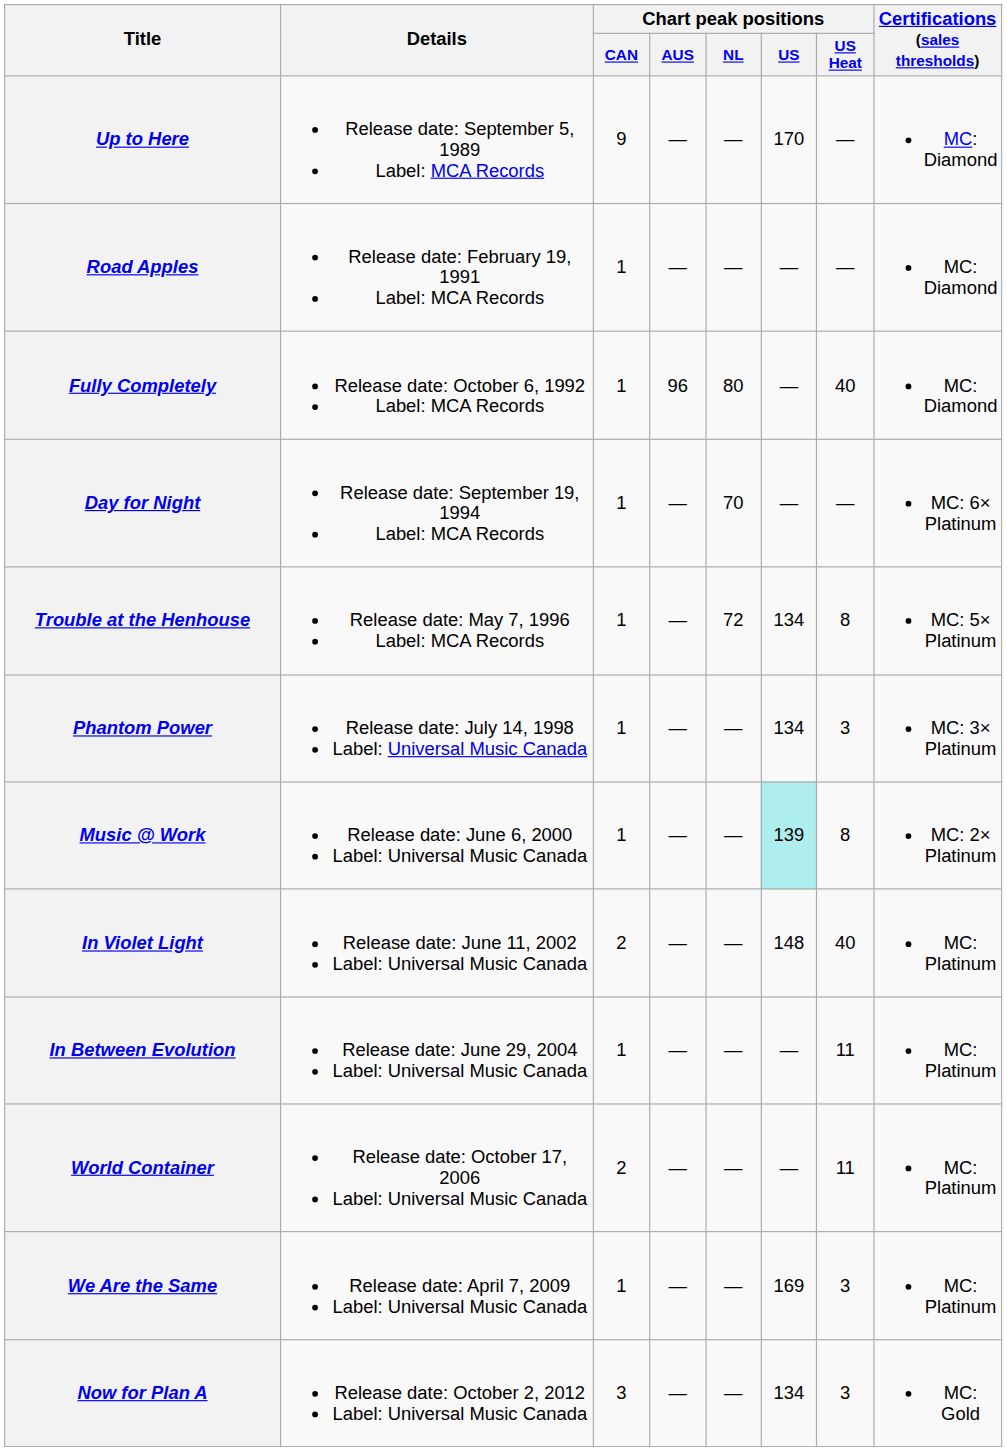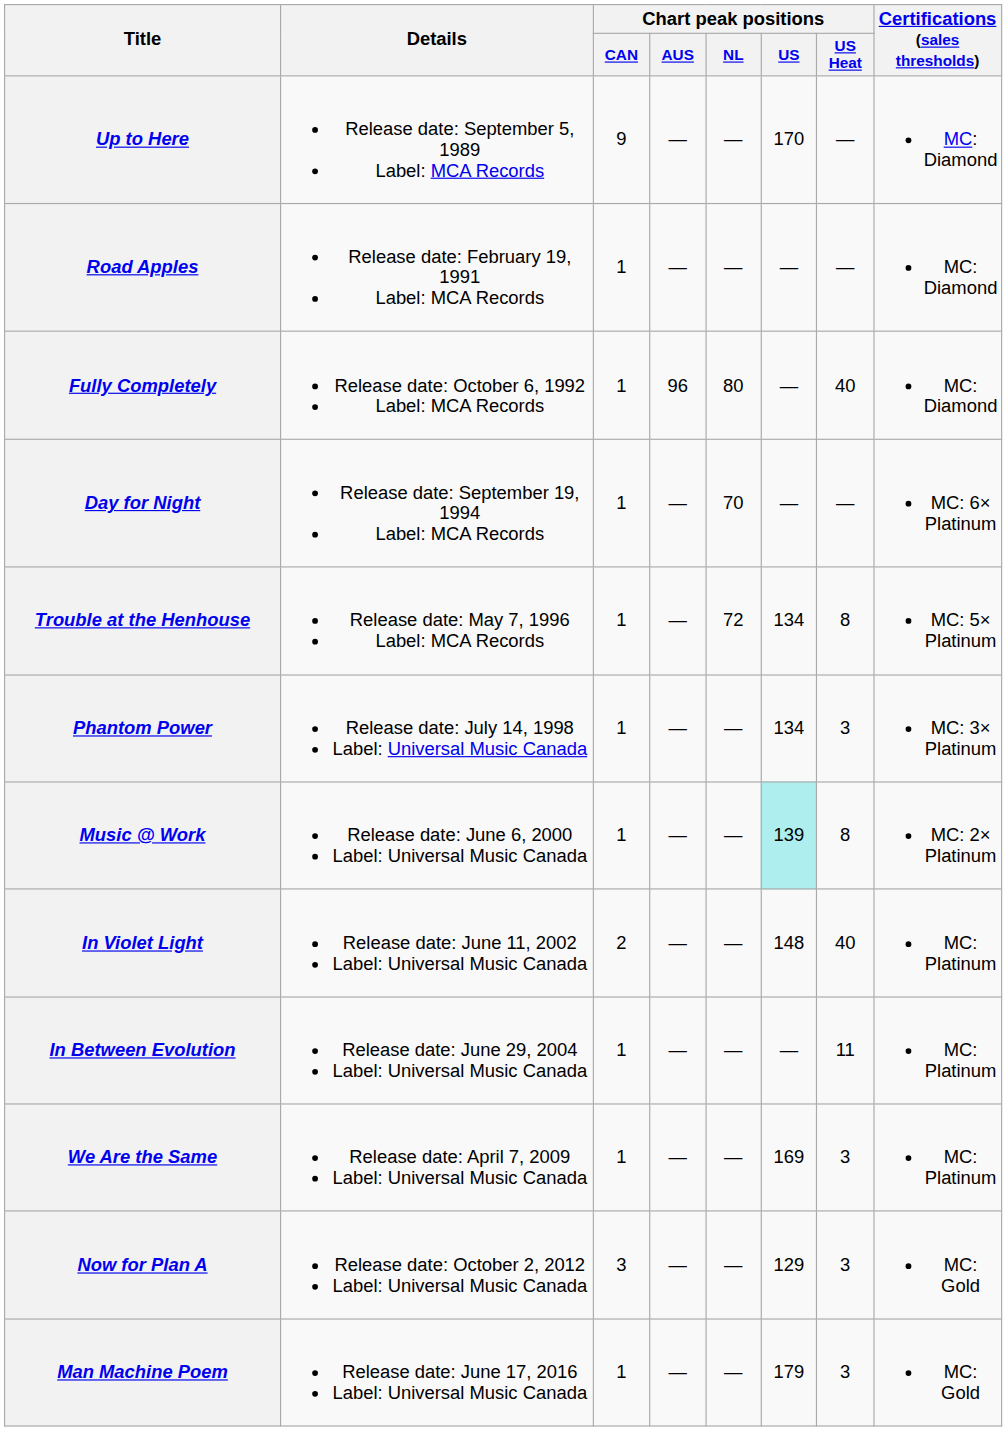- row: (143, 1168)
(789, 1393) 134 -> (789, 1265) 129
+ row: (143, 1372)
